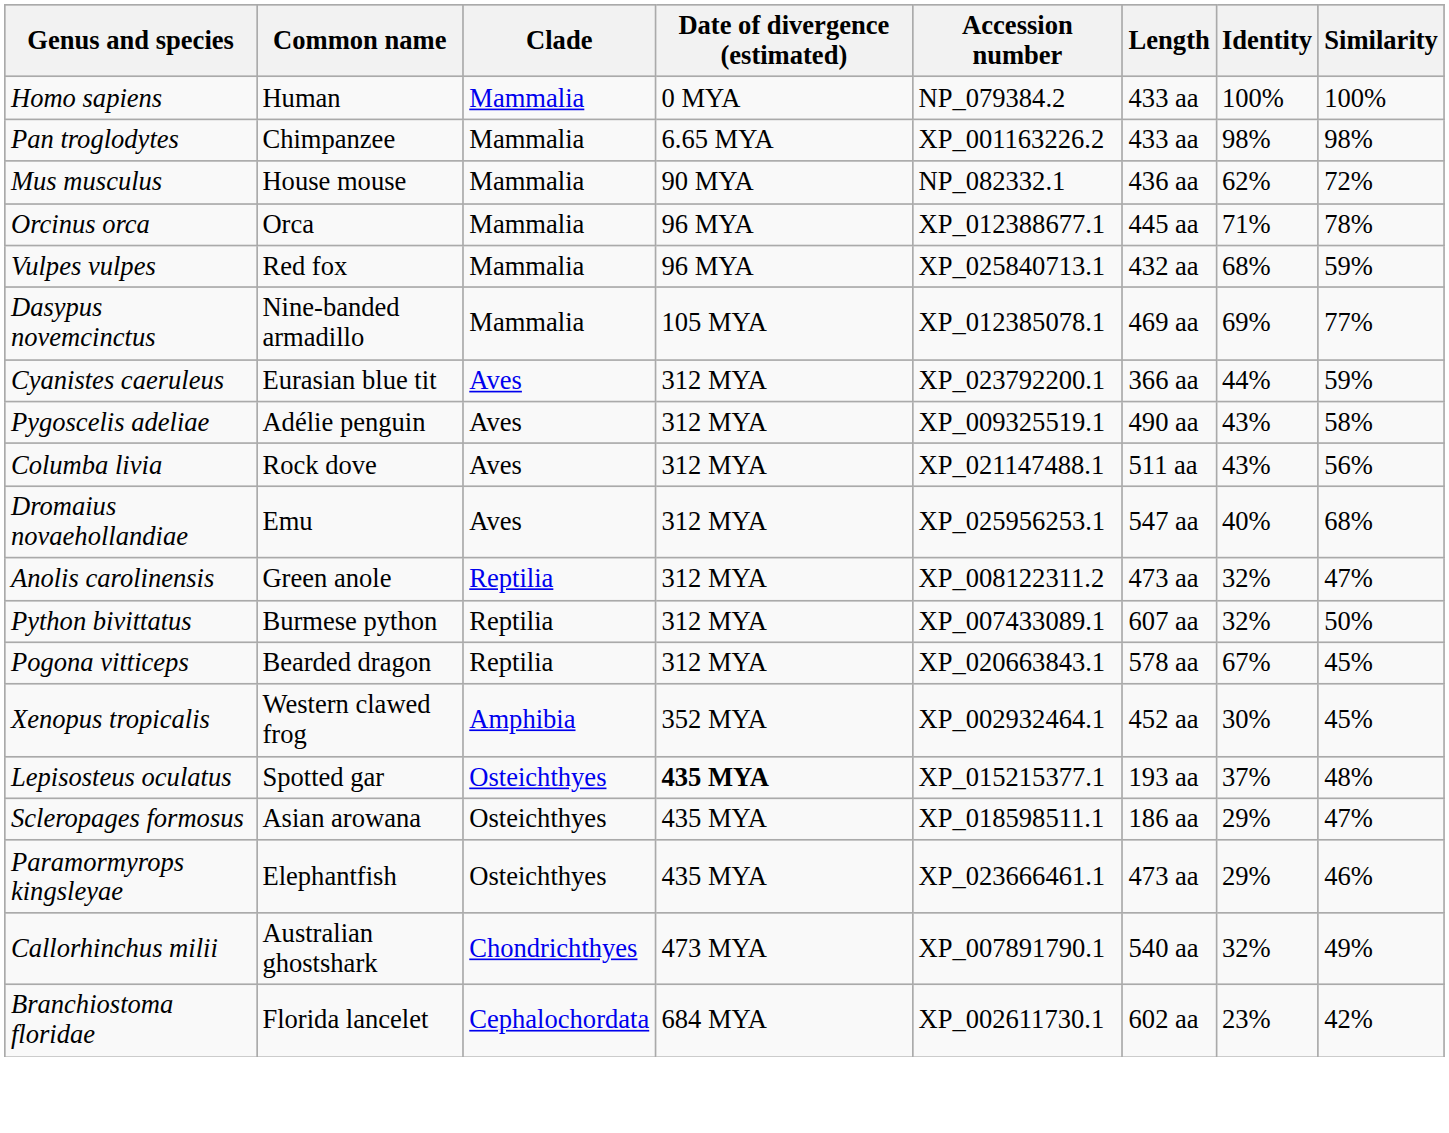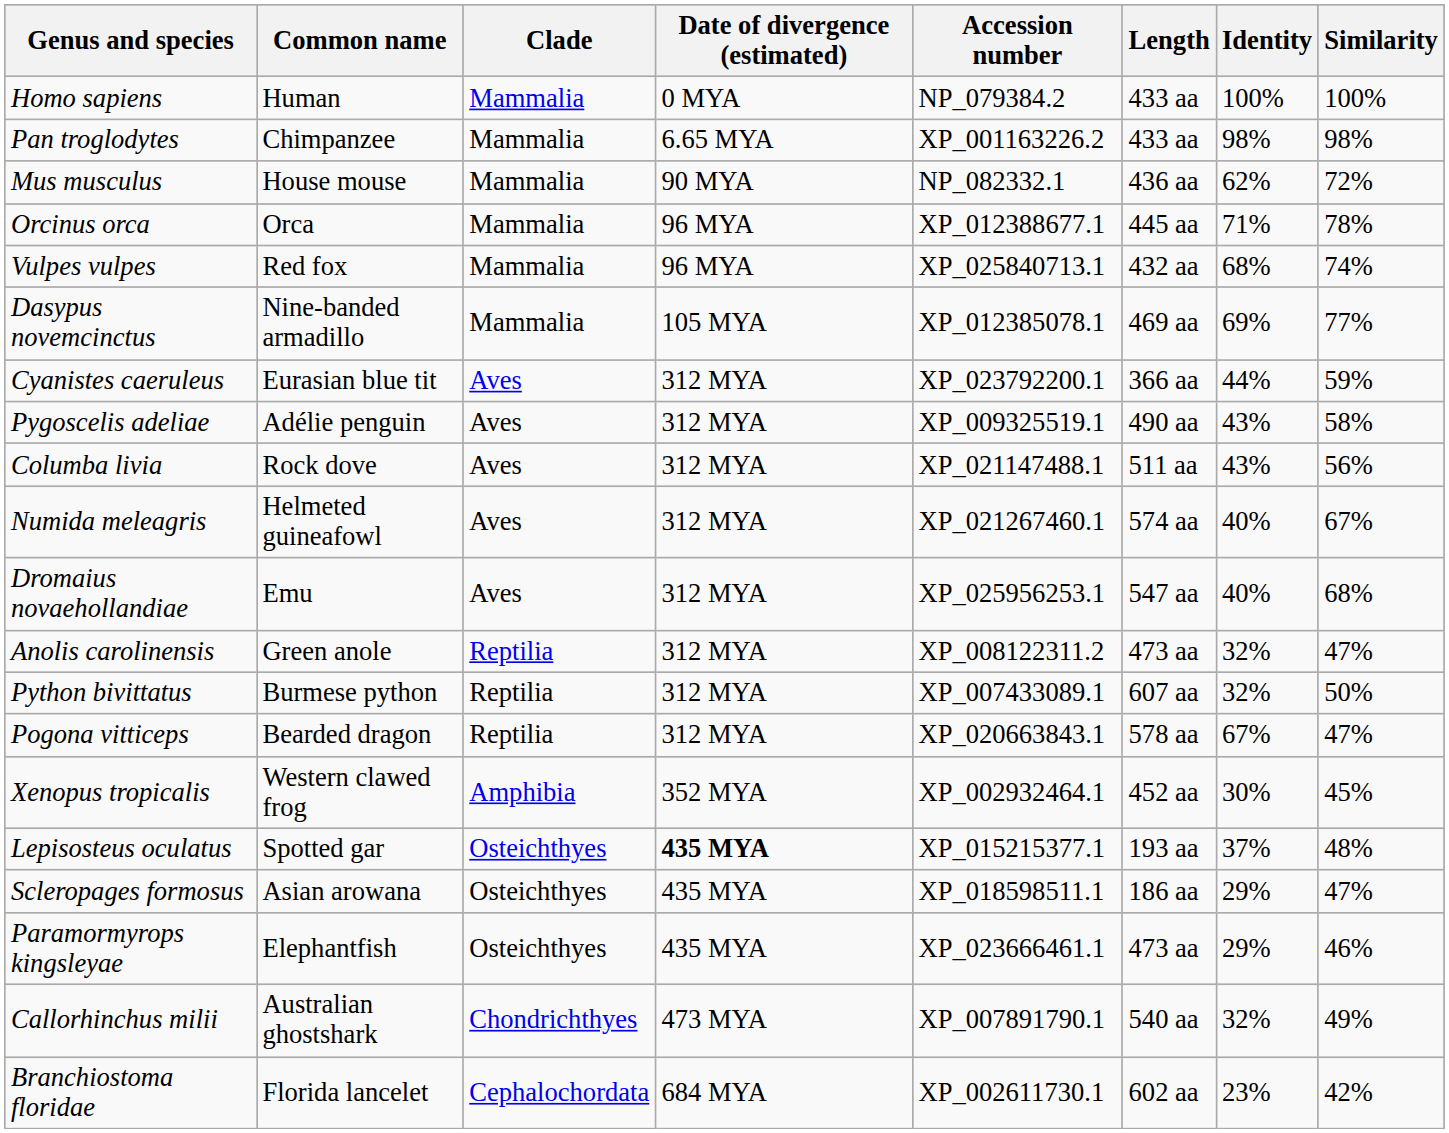(1349, 266) 59% -> (1349, 266) 74%
+ row: (109, 521)
(1349, 662) 45% -> (1349, 734) 47%
